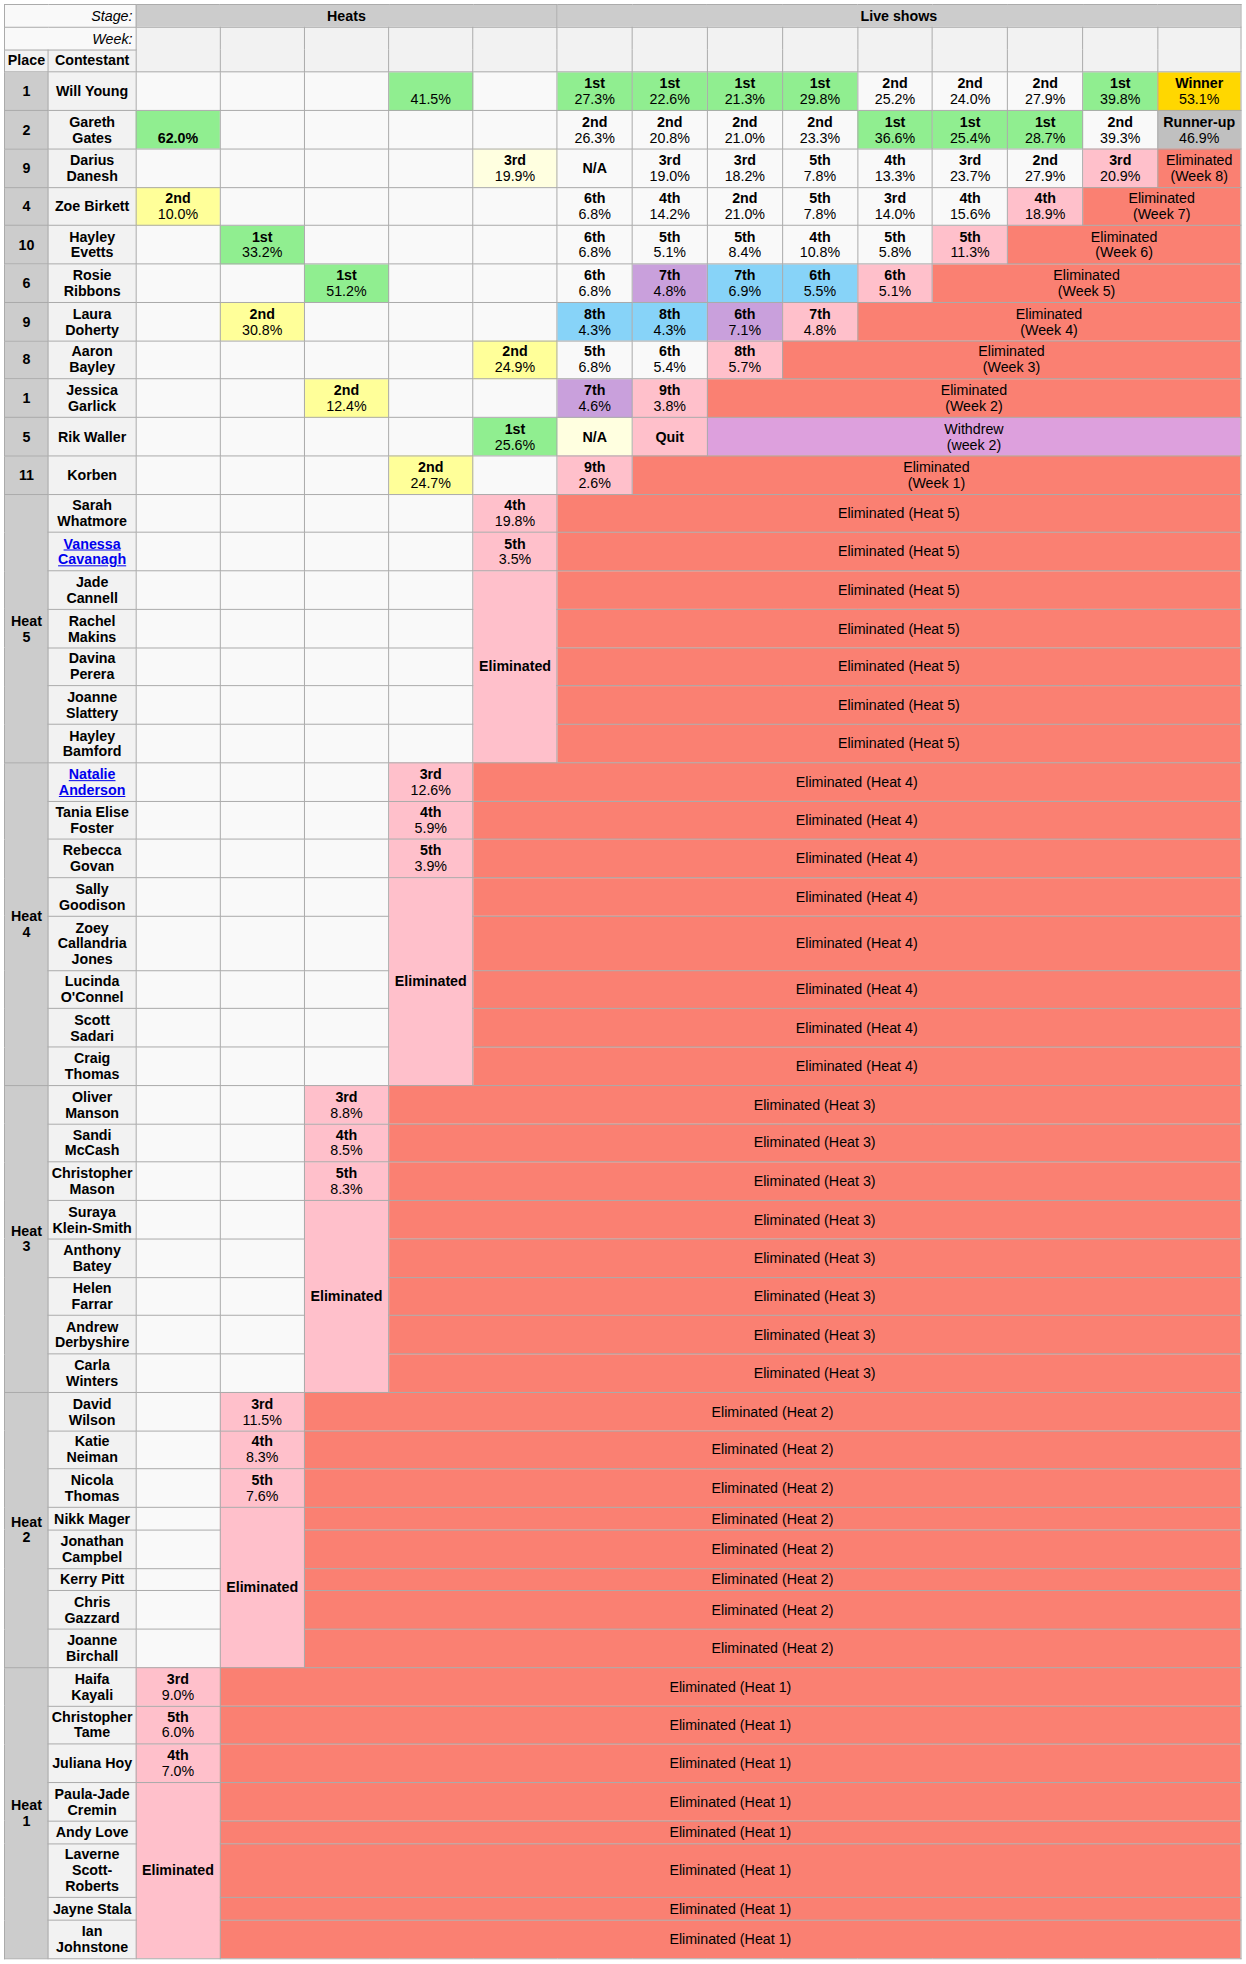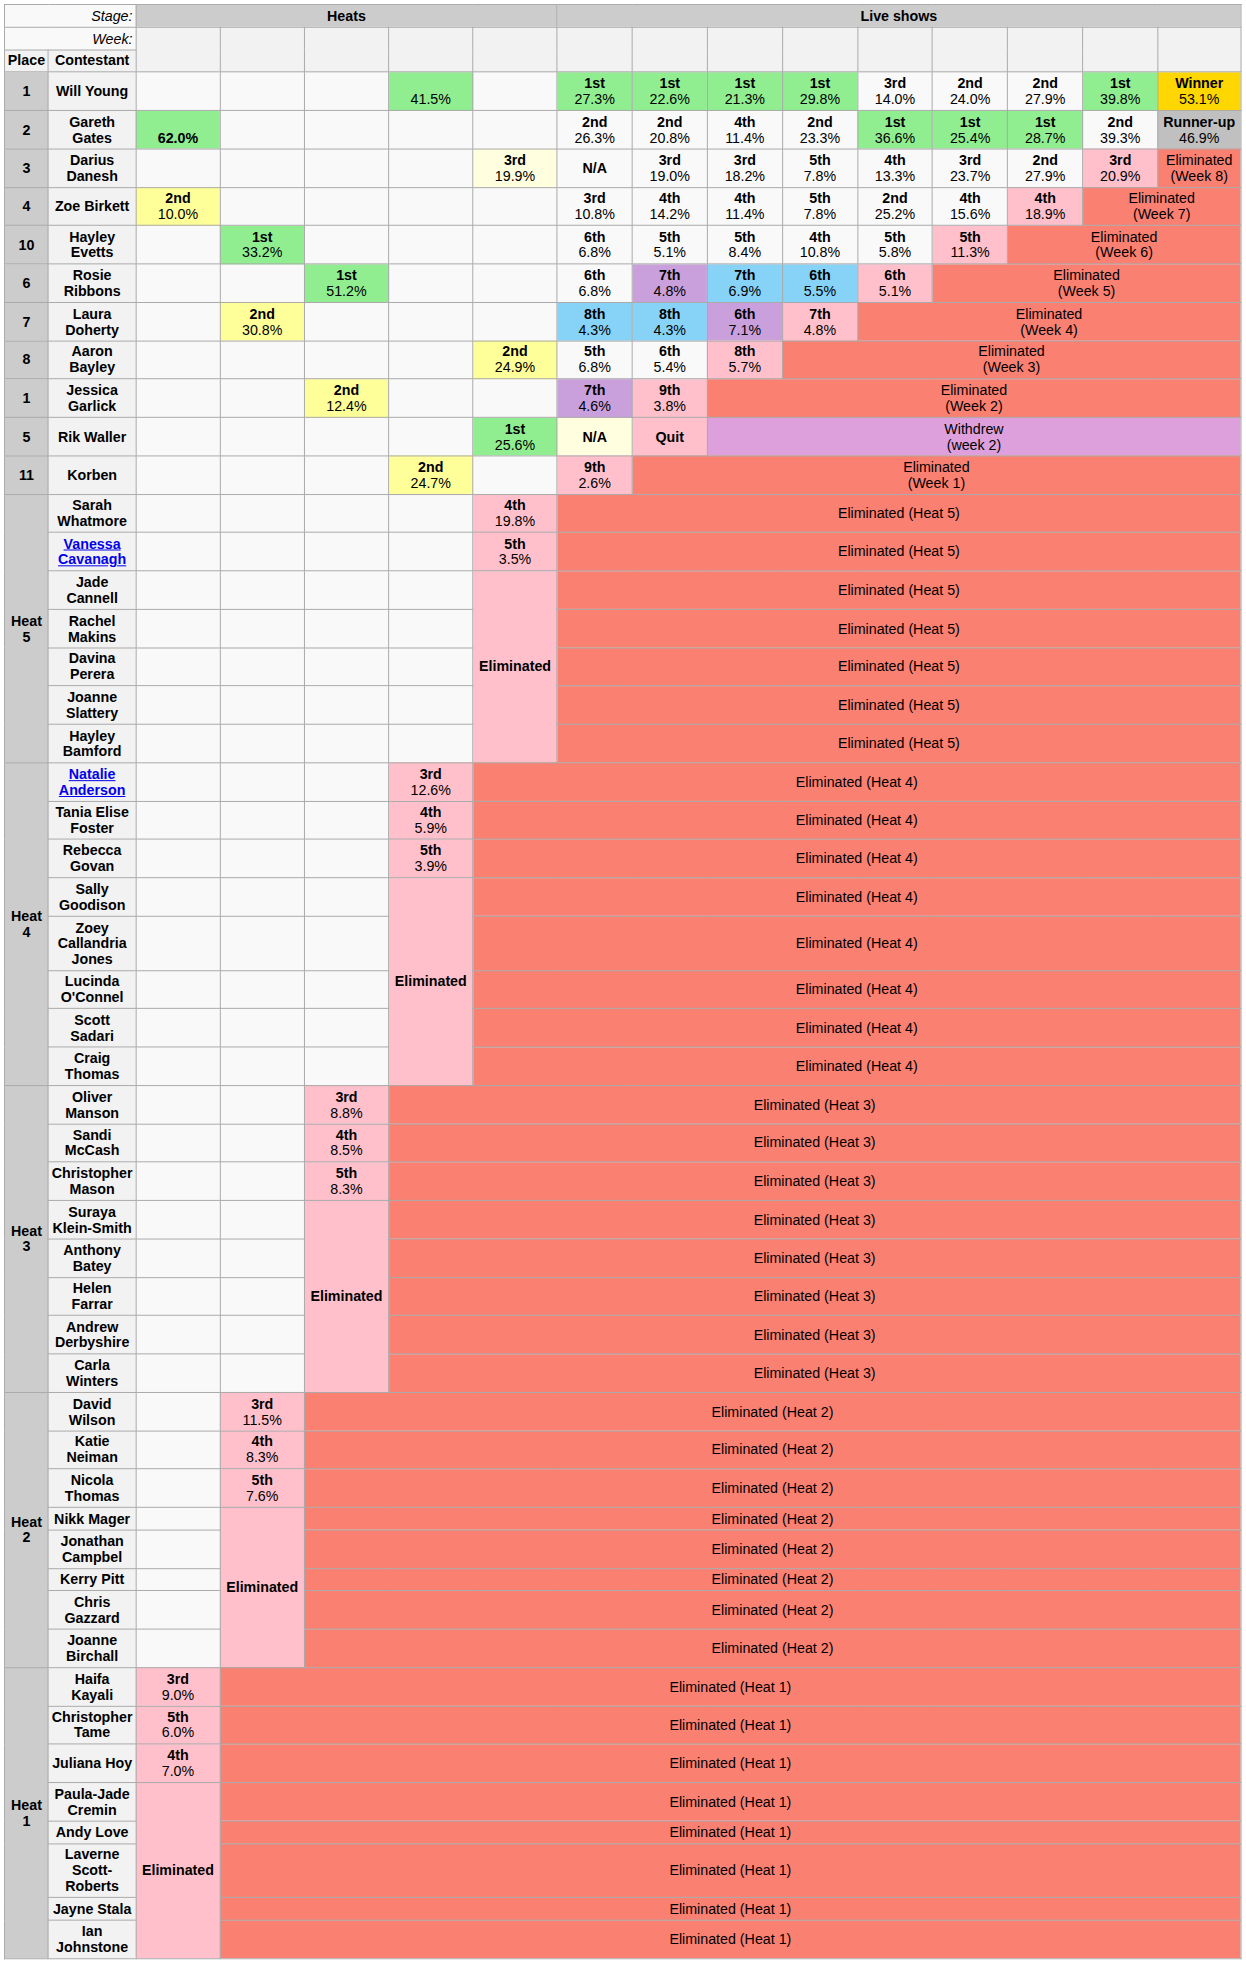(895, 92) 2nd 25.2% -> (895, 92) 3rd 14.0%
(745, 130) 2nd 21.0% -> (745, 130) 4th 11.4%
(26, 168) 9 -> (26, 168) 3
(595, 207) 6th 6.8% -> (595, 207) 3rd 10.8%
(745, 207) 2nd 21.0% -> (745, 207) 4th 11.4%
(895, 207) 3rd 14.0% -> (895, 207) 2nd 25.2%
(26, 322) 9 -> (26, 322) 7
